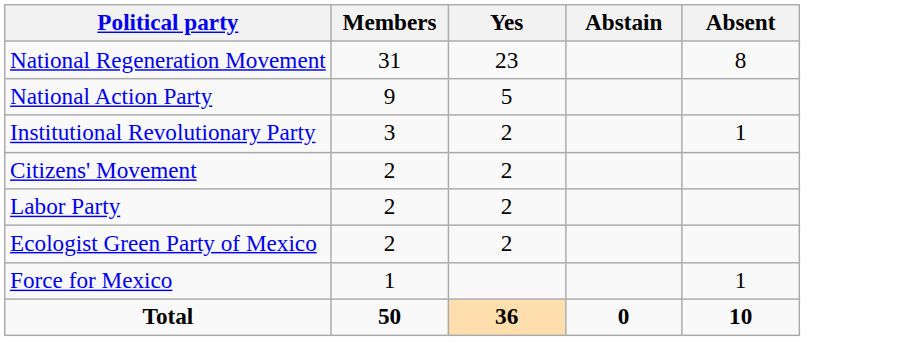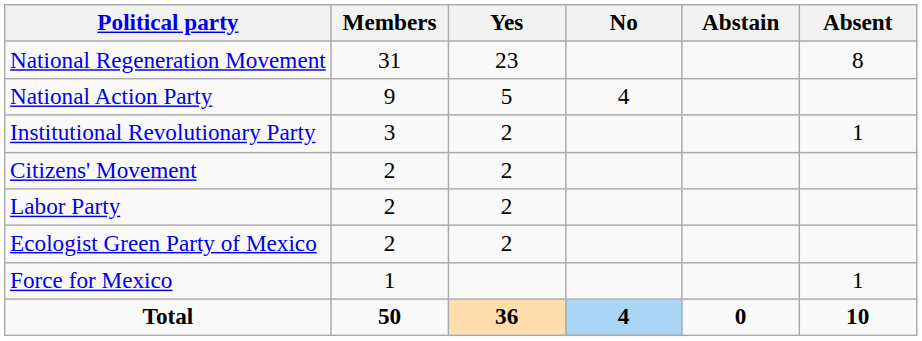+ column: (624, 22)
